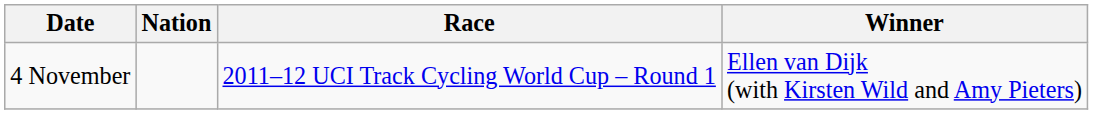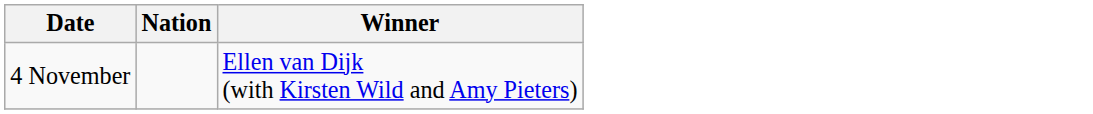- column: (469, 23)
